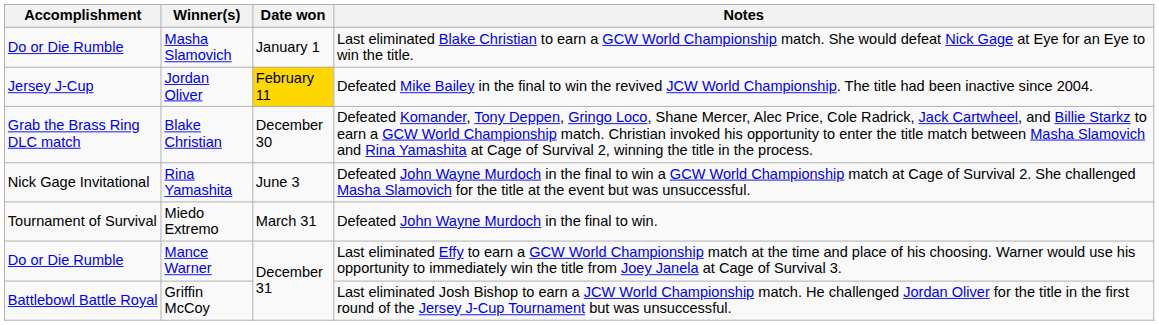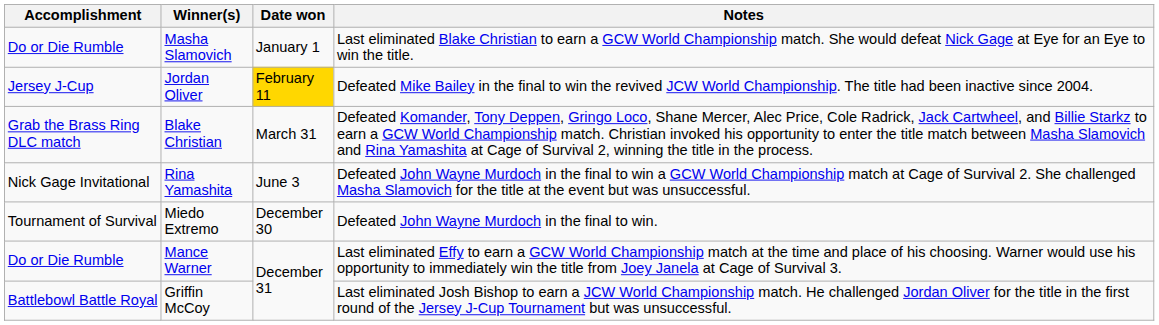(289, 134) December 30 -> (286, 134) March 31
(286, 221) March 31 -> (289, 221) December 30
